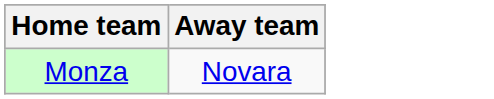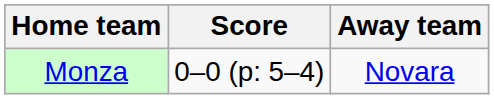+ column: (249, 26)
